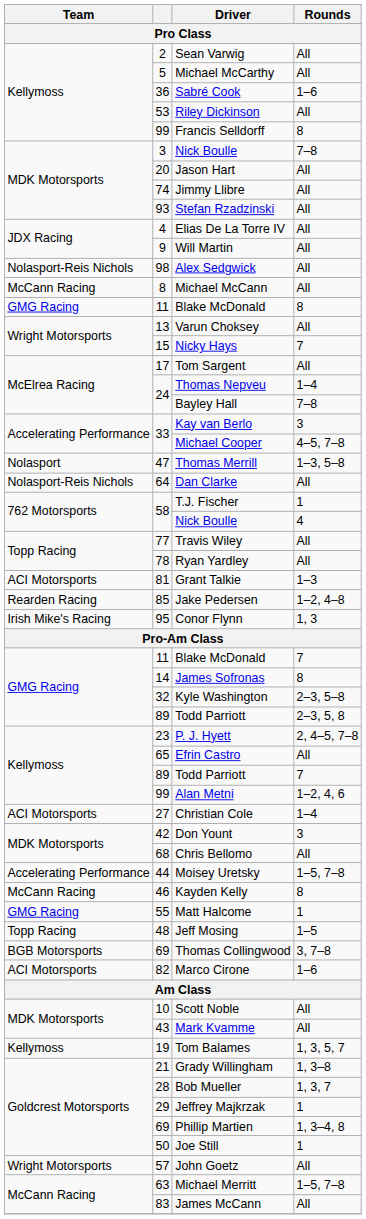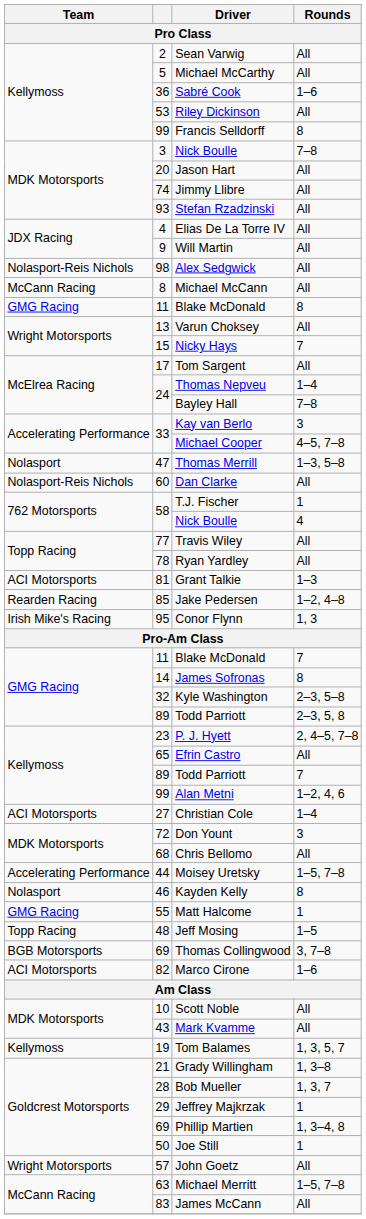(162, 482) 64 -> (162, 482) 60
(162, 833) 42 -> (162, 833) 72
(51, 892) McCann Racing -> (34, 892) Nolasport
